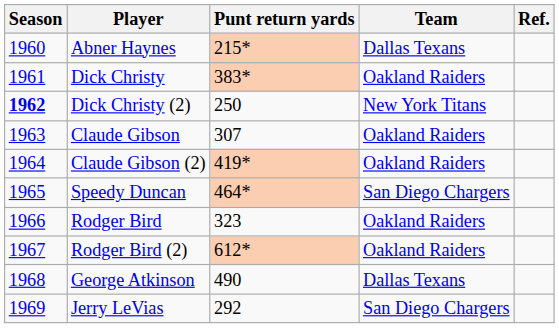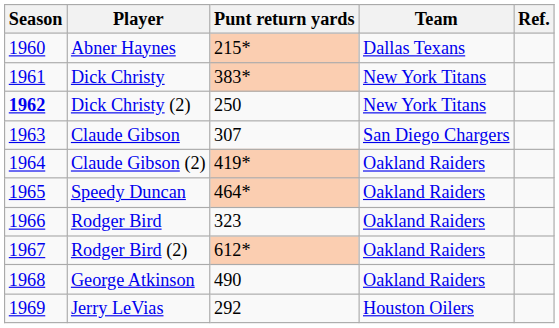(424, 76) Oakland Raiders -> (425, 76) New York Titans
(424, 134) Oakland Raiders -> (436, 134) San Diego Chargers
(436, 192) San Diego Chargers -> (424, 192) Oakland Raiders
(414, 279) Dallas Texans -> (424, 279) Oakland Raiders
(436, 308) San Diego Chargers -> (418, 308) Houston Oilers
